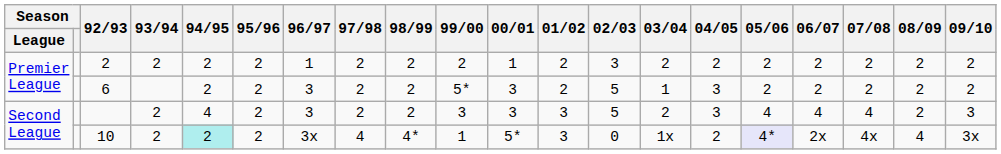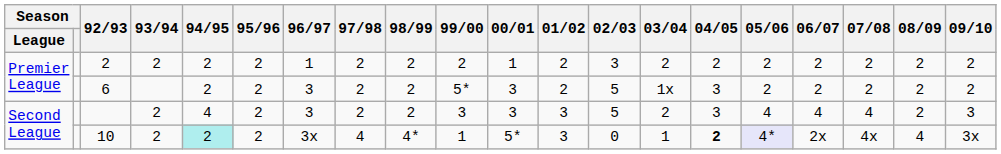(665, 89) 1 -> (665, 89) 1x
(665, 137) 1x -> (665, 137) 1
(716, 137) normal -> (716, 137) bold
